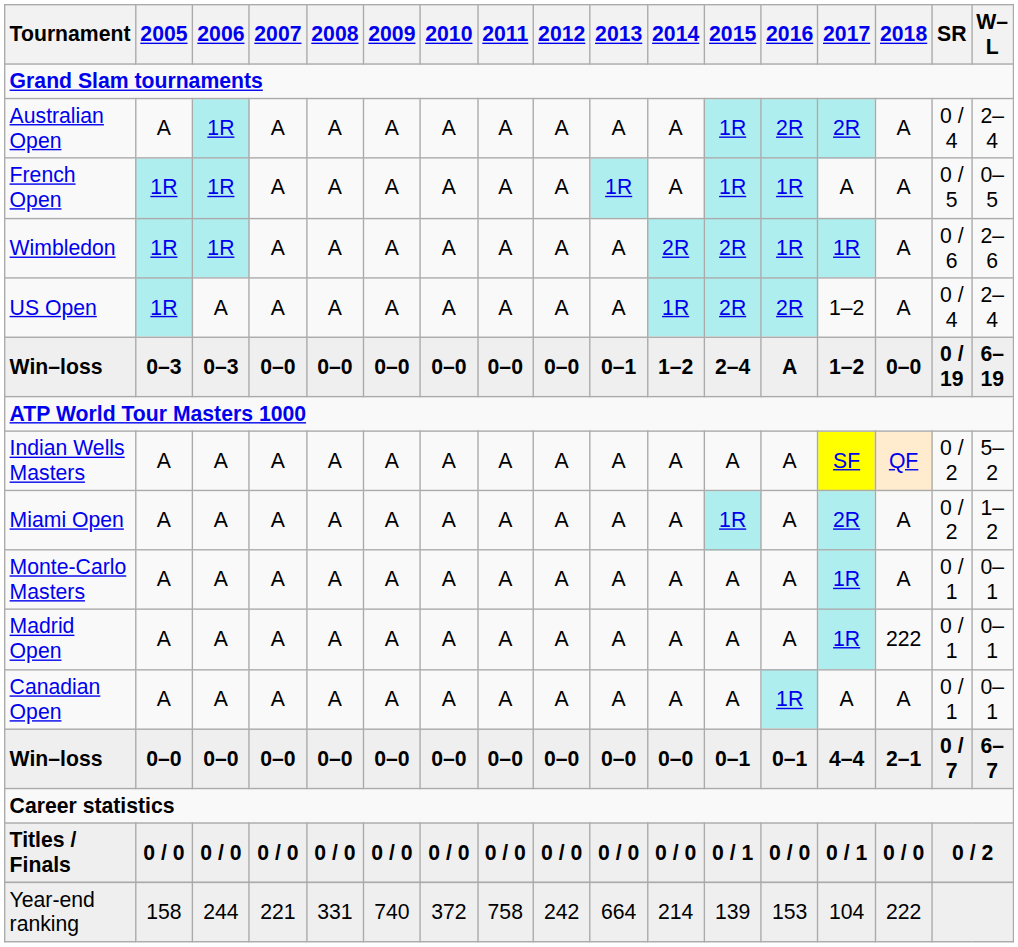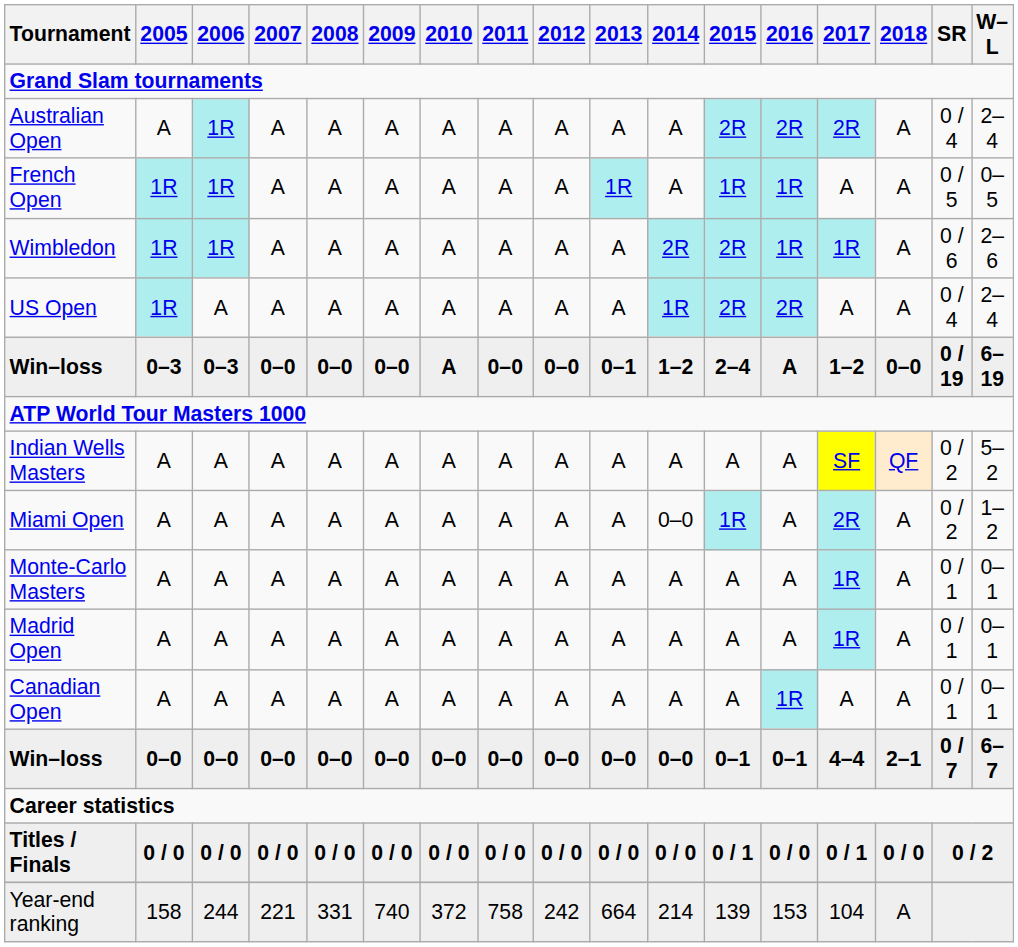(733, 128) 1R -> (733, 128) 2R
(847, 307) 1–2 -> (847, 307) A
(449, 366) 0–0 -> (449, 366) A
(676, 520) A -> (676, 520) 0–0
(904, 639) 222 -> (904, 639) A
(904, 912) 222 -> (904, 912) A
